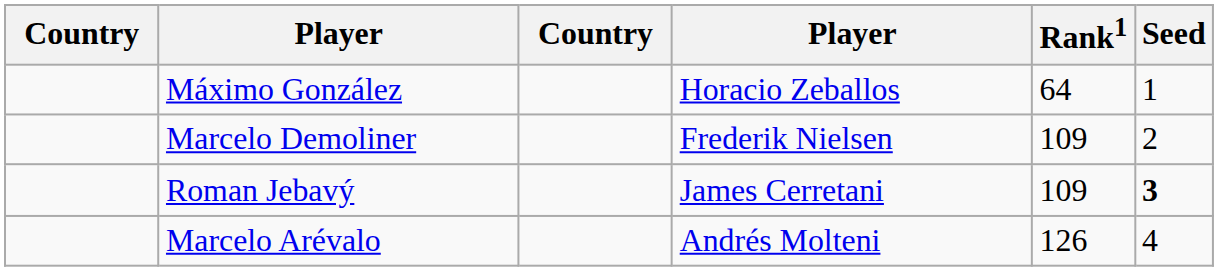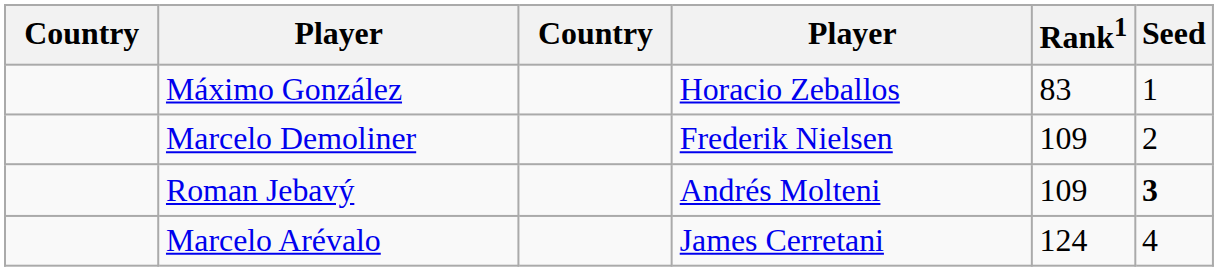(1056, 88) 64 -> (1056, 88) 83
(782, 189) James Cerretani -> (780, 189) Andrés Molteni
(780, 240) Andrés Molteni -> (782, 240) James Cerretani
(1063, 240) 126 -> (1063, 240) 124
